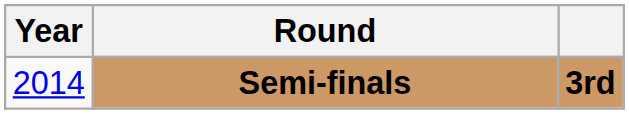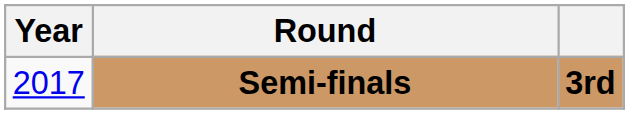(49, 82) 2014 -> (49, 82) 2017
